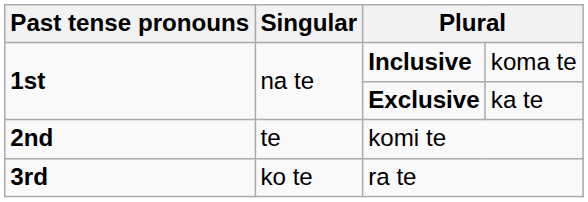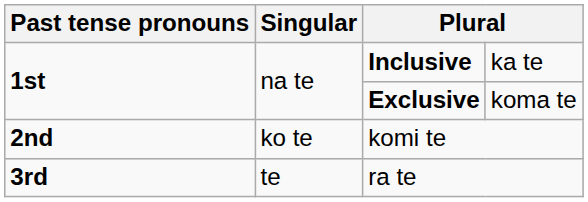(534, 61) koma te -> (517, 61) ka te
(517, 100) ka te -> (534, 100) koma te
(270, 138) te -> (287, 138) ko te
(287, 176) ko te -> (270, 176) te
